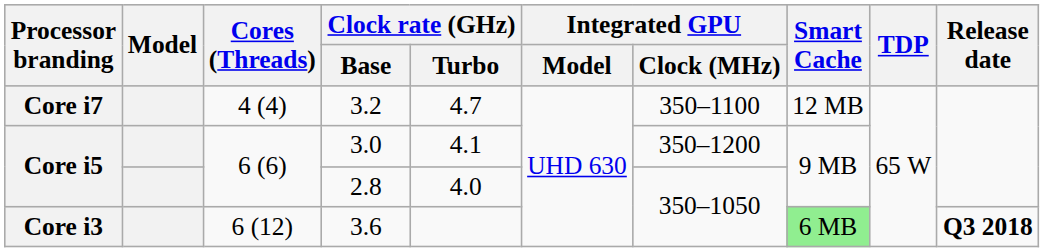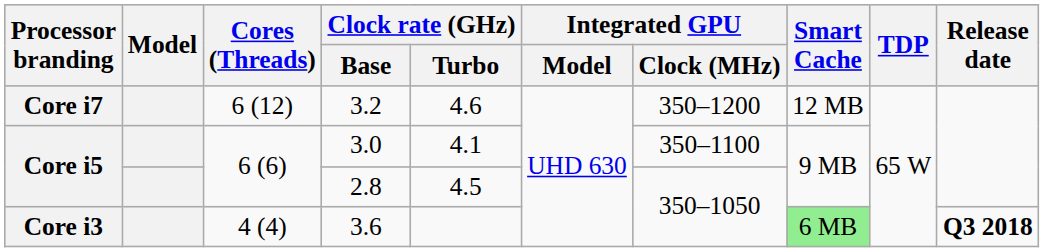(262, 105) 4 (4) -> (262, 105) 6 (12)
(466, 105) 4.7 -> (466, 105) 4.6
(710, 105) 350–1100 -> (710, 105) 350–1200
(710, 145) 350–1200 -> (710, 145) 350–1100
(466, 186) 4.0 -> (466, 186) 4.5
(262, 226) 6 (12) -> (262, 226) 4 (4)
